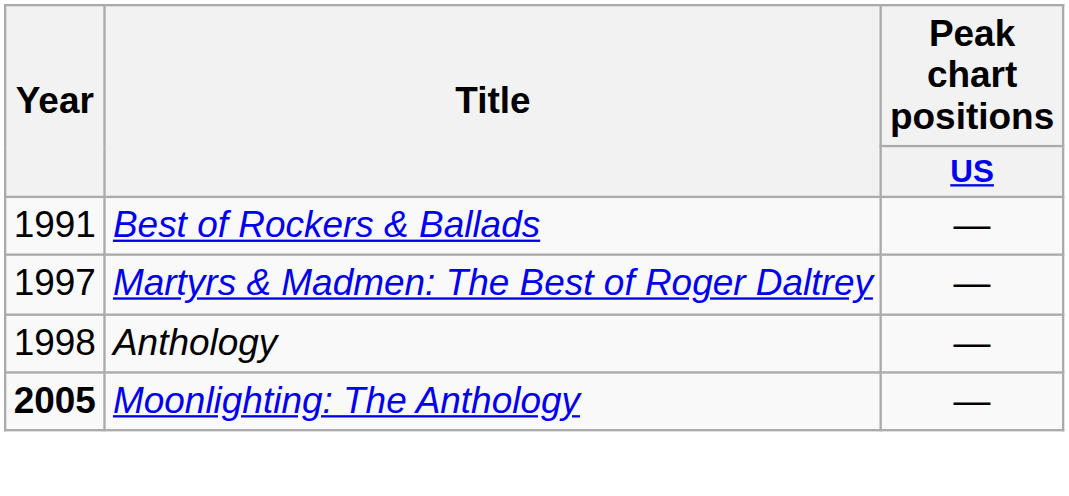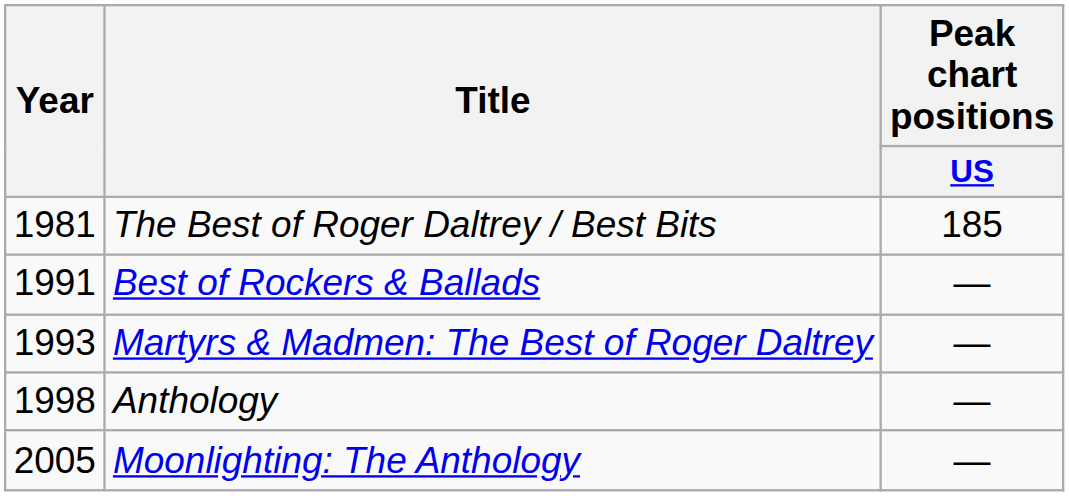+ row: (415, 225)
(55, 283) 1997 -> (55, 342) 1993
(55, 400) bold -> (55, 459) normal
